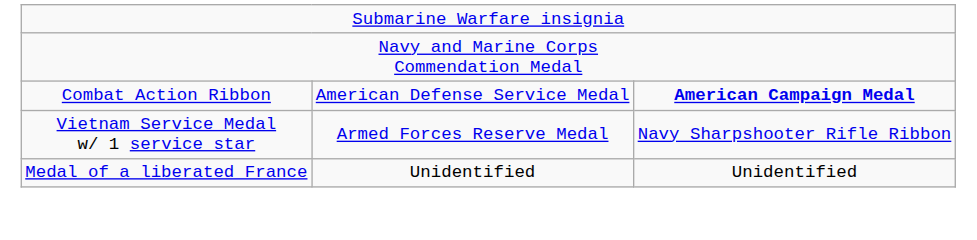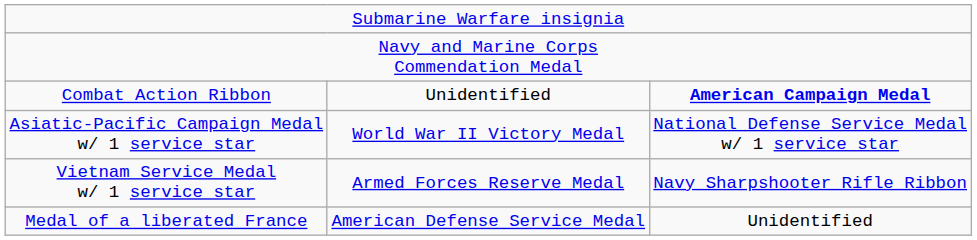(473, 96) American Defense Service Medal -> (488, 96) Unidentified
+ row: (166, 134)
(473, 173) Unidentified -> (488, 221) American Defense Service Medal
